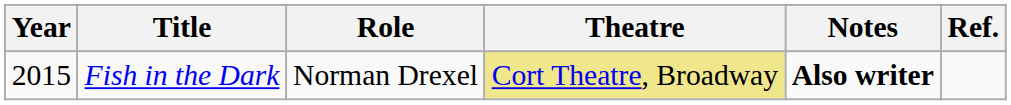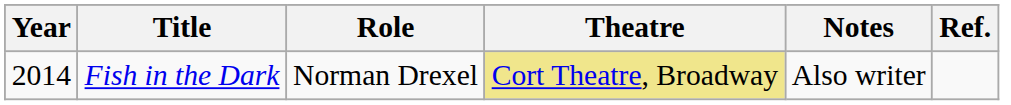(41, 74) 2015 -> (41, 74) 2014
(863, 74) bold -> (859, 74) normal
